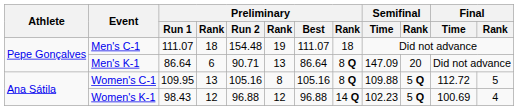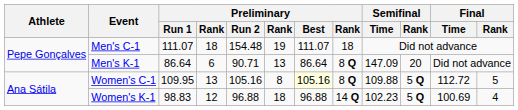(314, 81) no background -> (314, 81) lightyellow background
(178, 98) 98.43 -> (178, 98) 98.83
(280, 98) 12 -> (280, 98) 18
